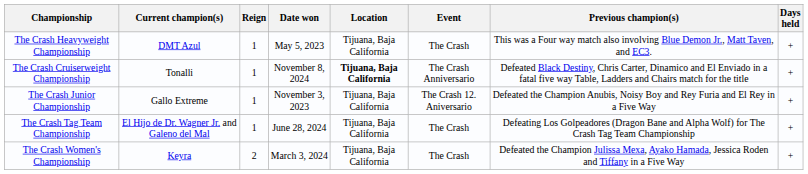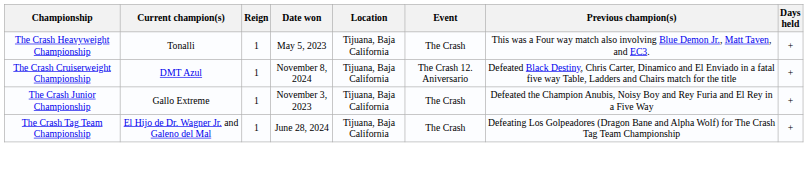(179, 46) DMT Azul -> (181, 46) Tonalli
(179, 73) Tonalli -> (181, 73) DMT Azul
(369, 73) bold -> (369, 73) normal
(449, 73) The Crash Anniversario -> (445, 73) The Crash 12. Aniversario
(449, 101) The Crash 12. Aniversario -> (445, 101) The Crash
- row: (62, 156)
